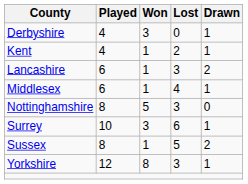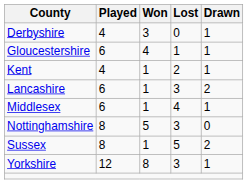+ row: (49, 51)
- row: (25, 126)
